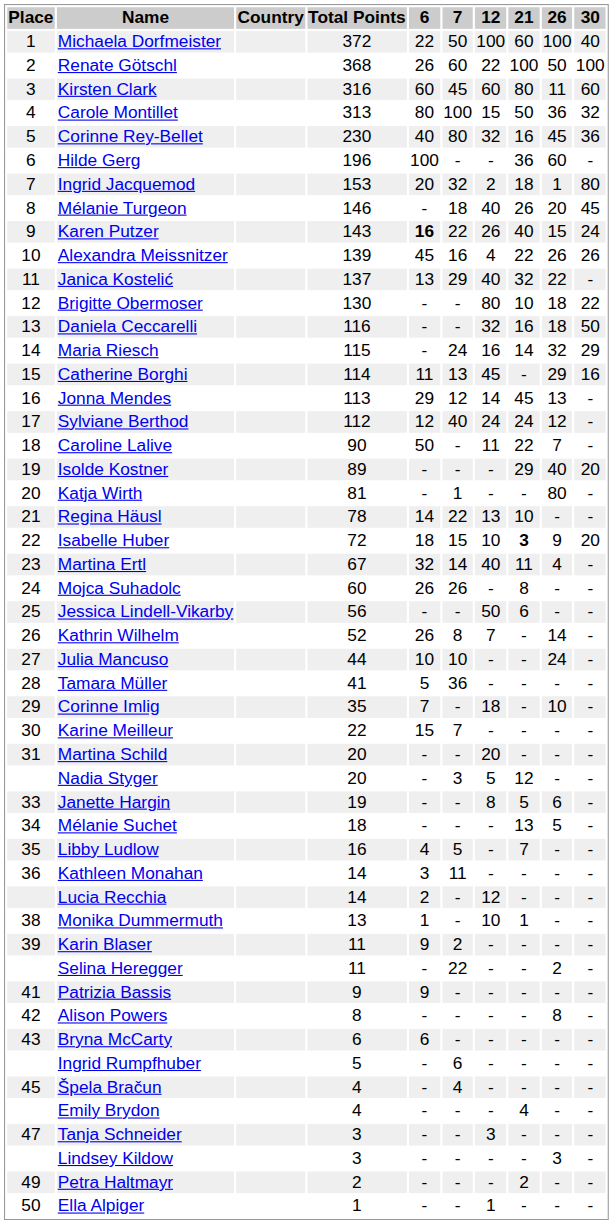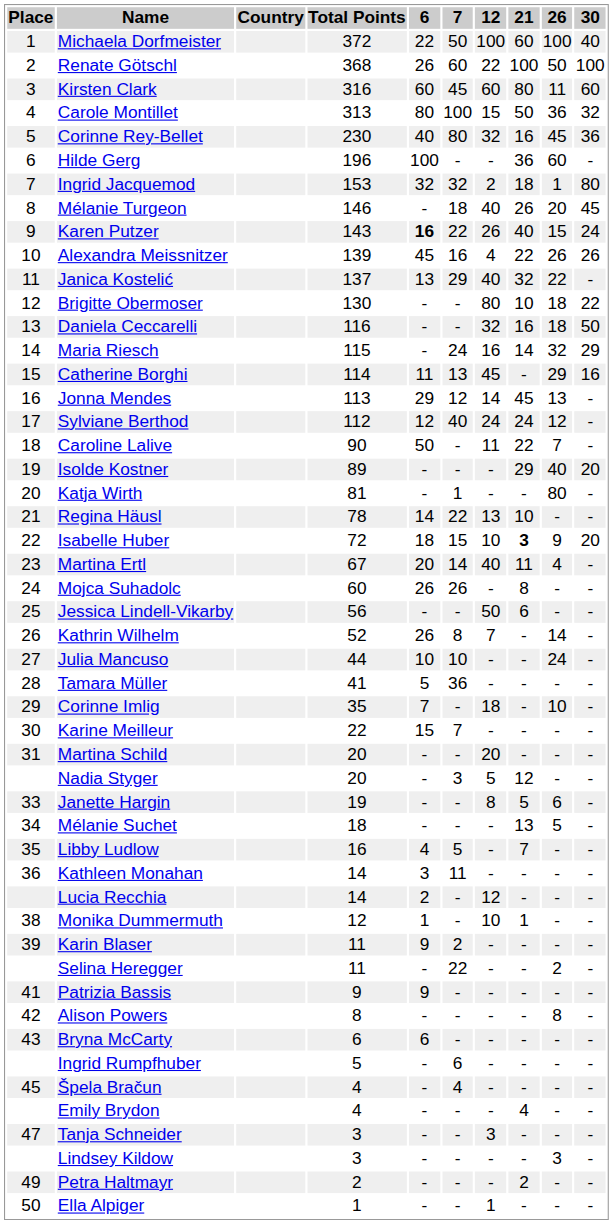(424, 184) 20 -> (424, 184) 32
(424, 564) 32 -> (424, 564) 20
(357, 920) 13 -> (357, 920) 12
